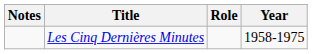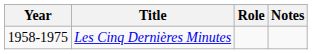columns swapped: (274, 15) <-> (24, 15)
